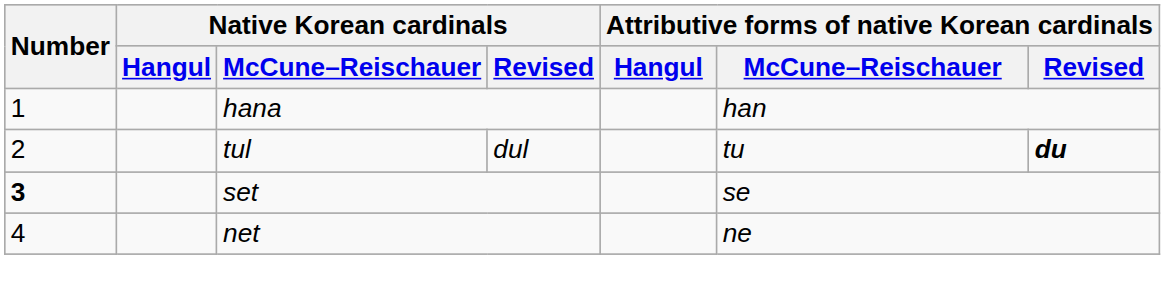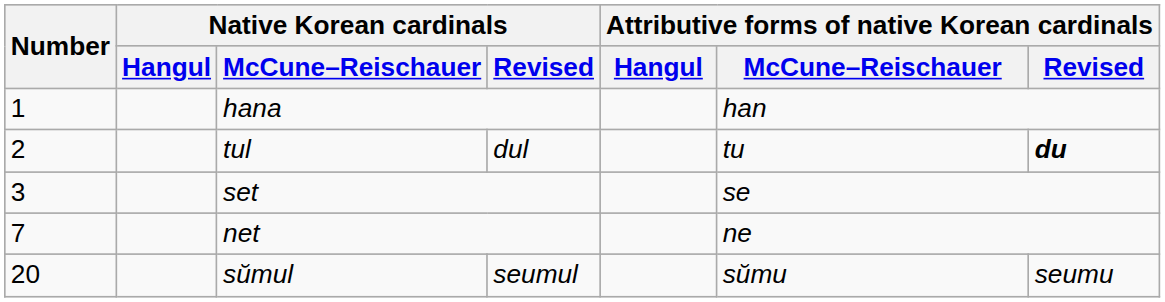(18, 191) bold -> (18, 191) normal
(18, 233) 4 -> (18, 233) 7
+ row: (258, 274)
